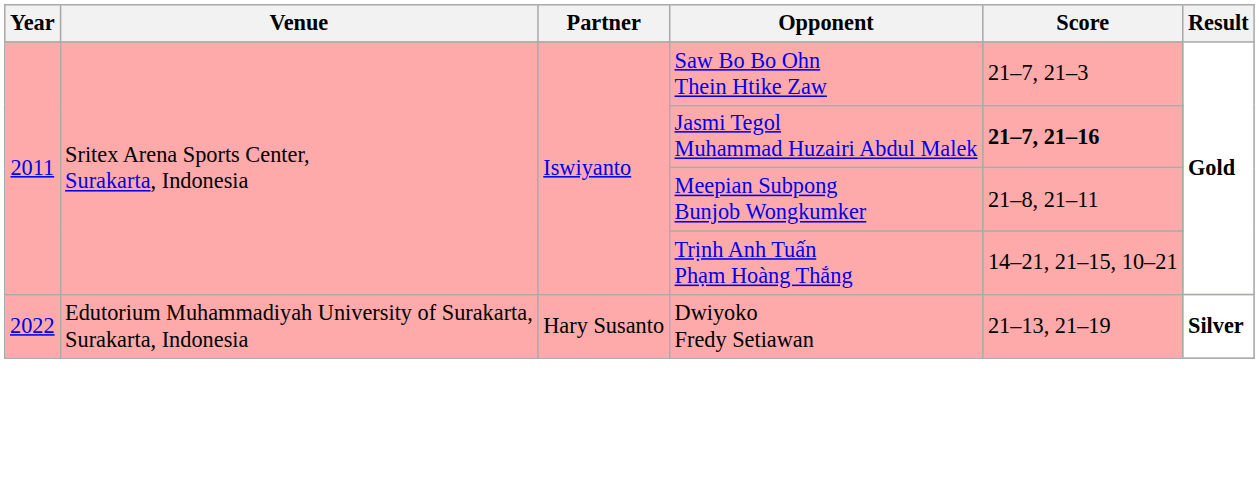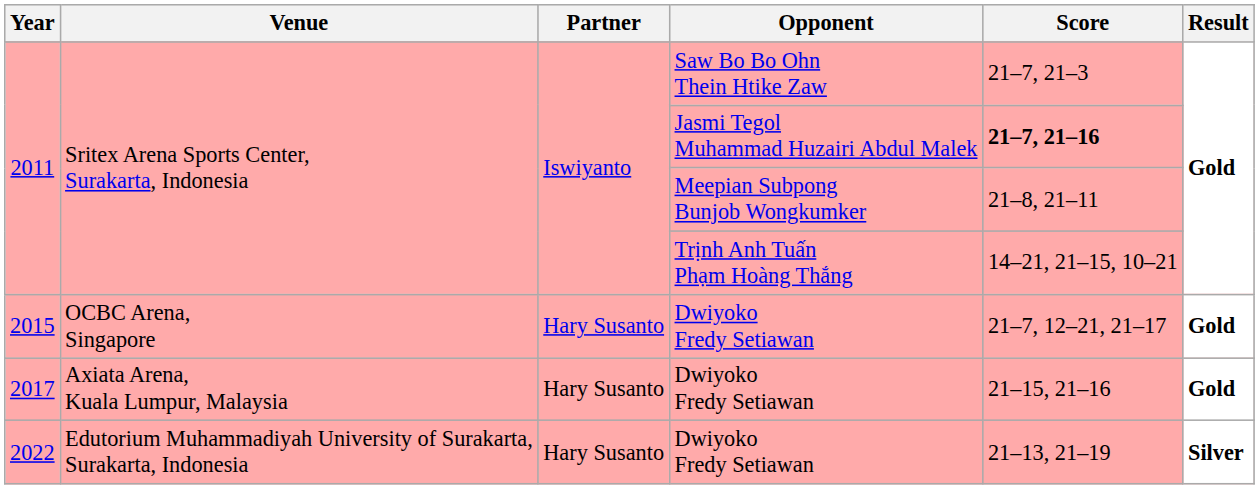+ row: (32, 325)
+ row: (32, 389)
